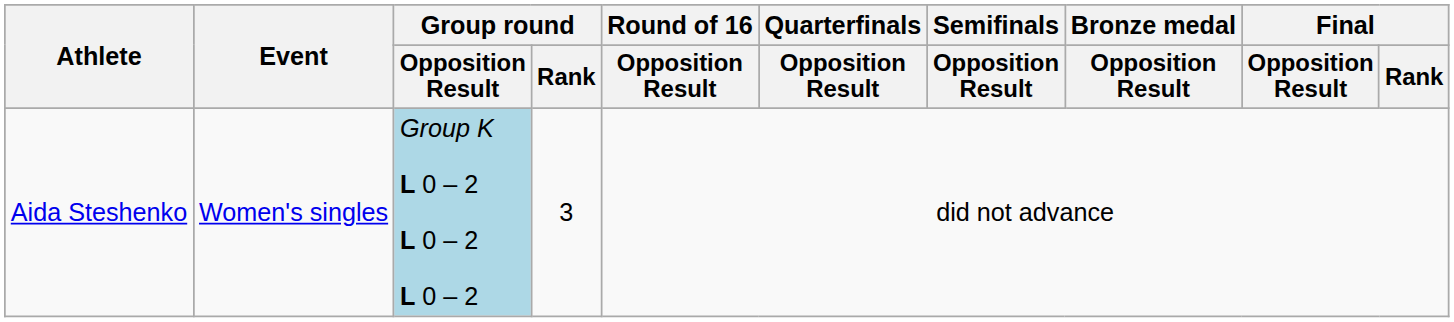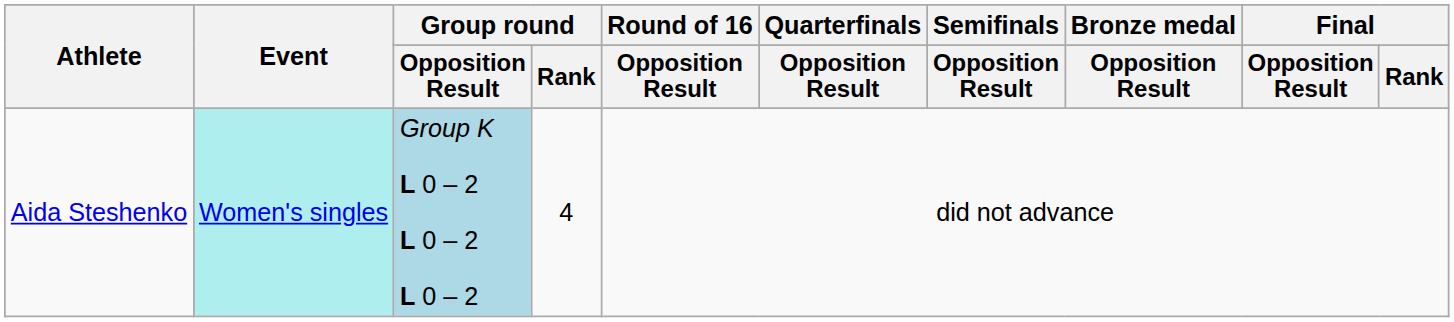(294, 213) no background -> (294, 213) paleturquoise background
(566, 213) 3 -> (566, 213) 4
